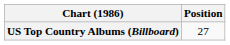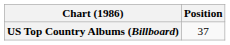(203, 31) 27 -> (203, 31) 37
